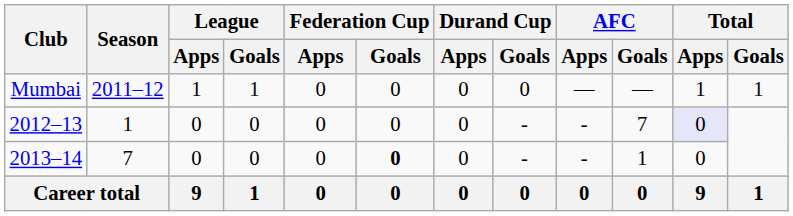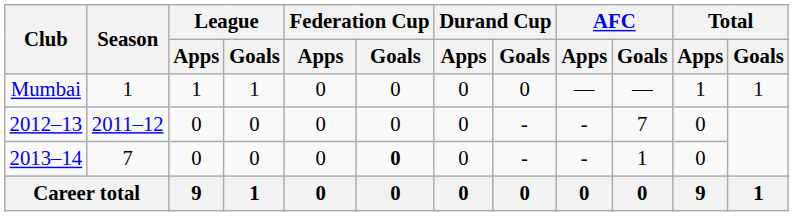(128, 90) 2011–12 -> (128, 90) 1
(128, 124) 1 -> (128, 124) 2011–12
(700, 124) lavender background -> (700, 124) no background
